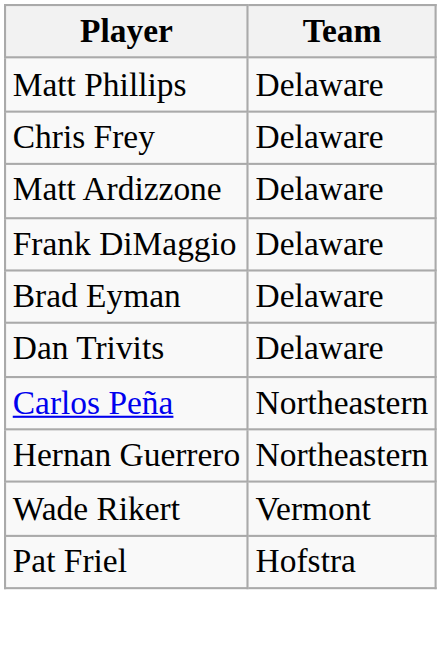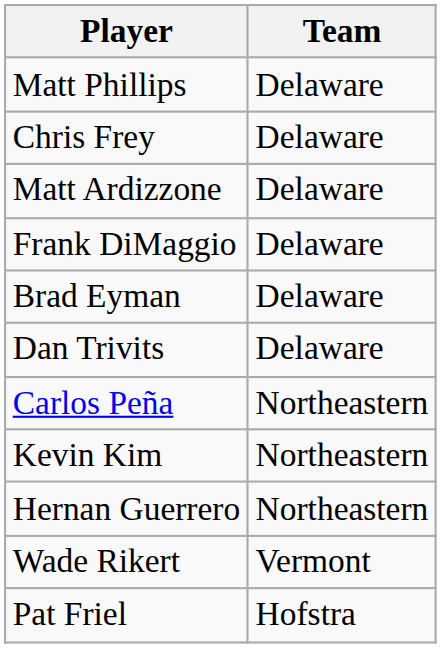+ row: (88, 455)
